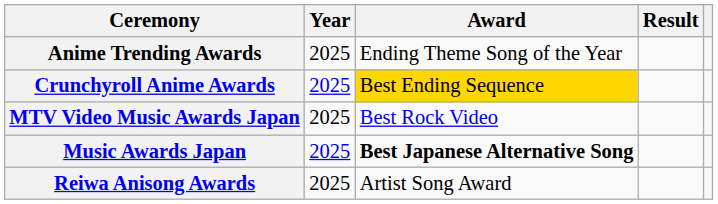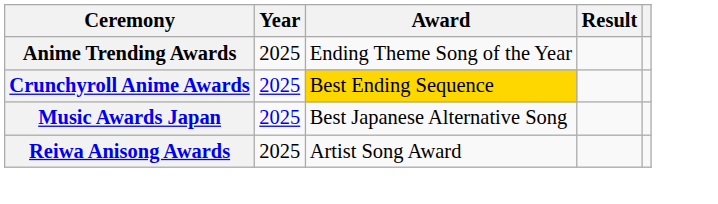- row: (155, 118)
(497, 150) bold -> (439, 118) normal
